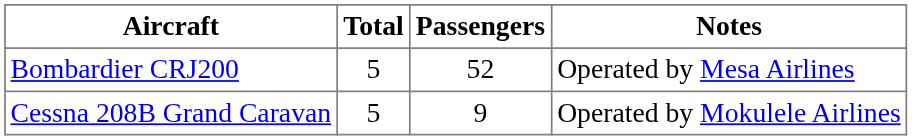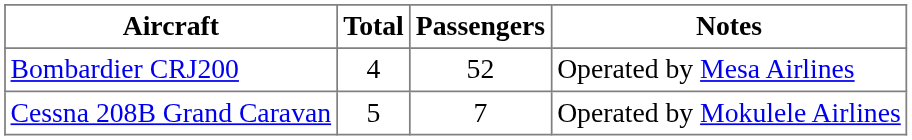(373, 69) 5 -> (373, 69) 4
(480, 112) 9 -> (480, 112) 7
